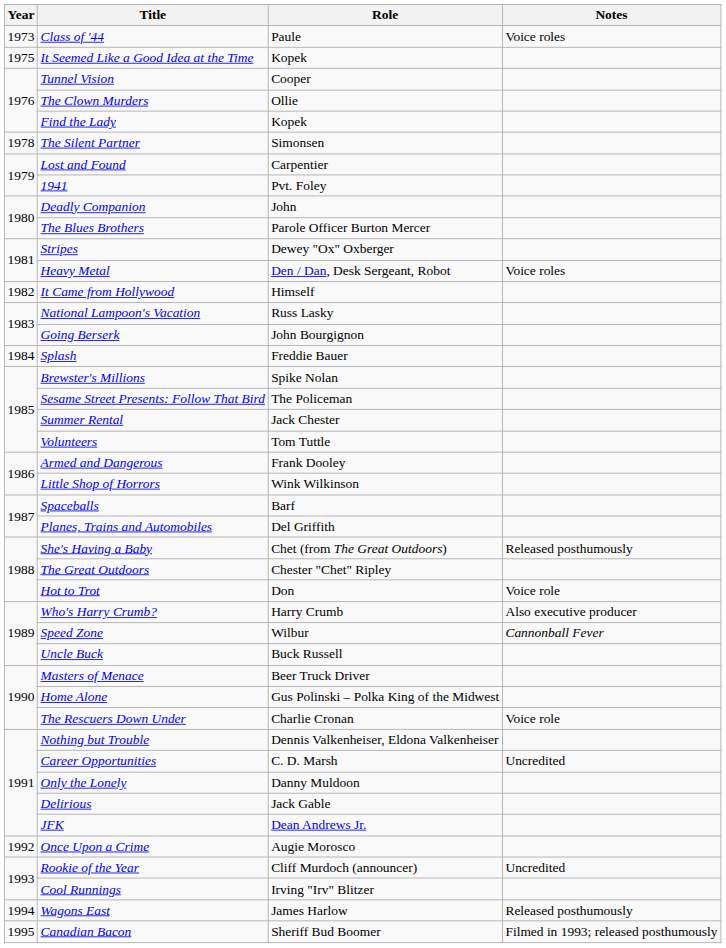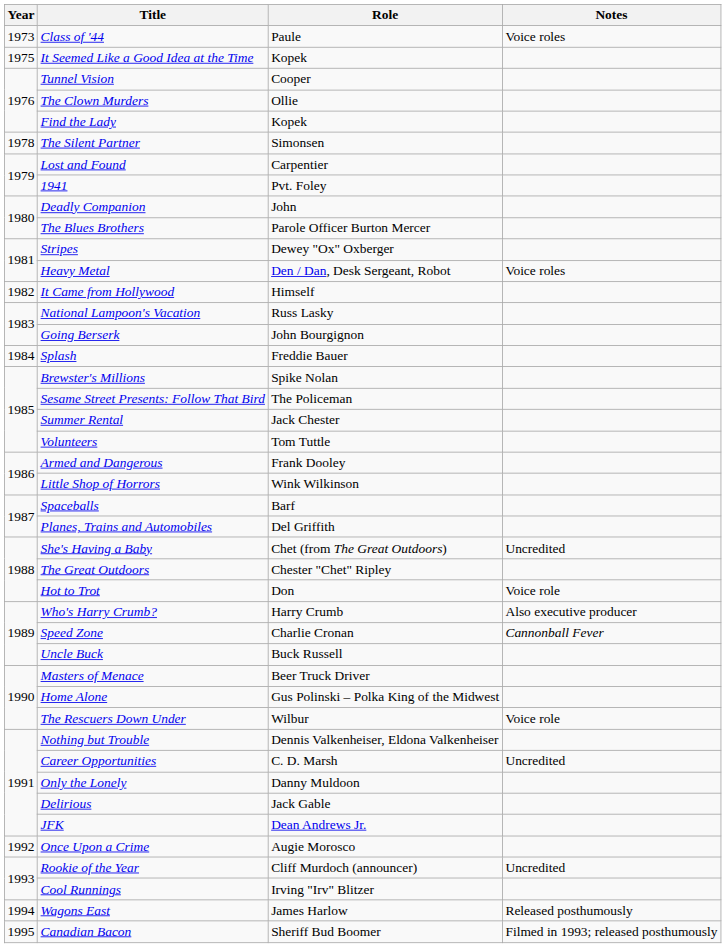(569, 548) Released posthumously -> (535, 548) Uncredited
(290, 633) Wilbur -> (312, 633) Charlie Cronan
(312, 718) Charlie Cronan -> (290, 718) Wilbur
